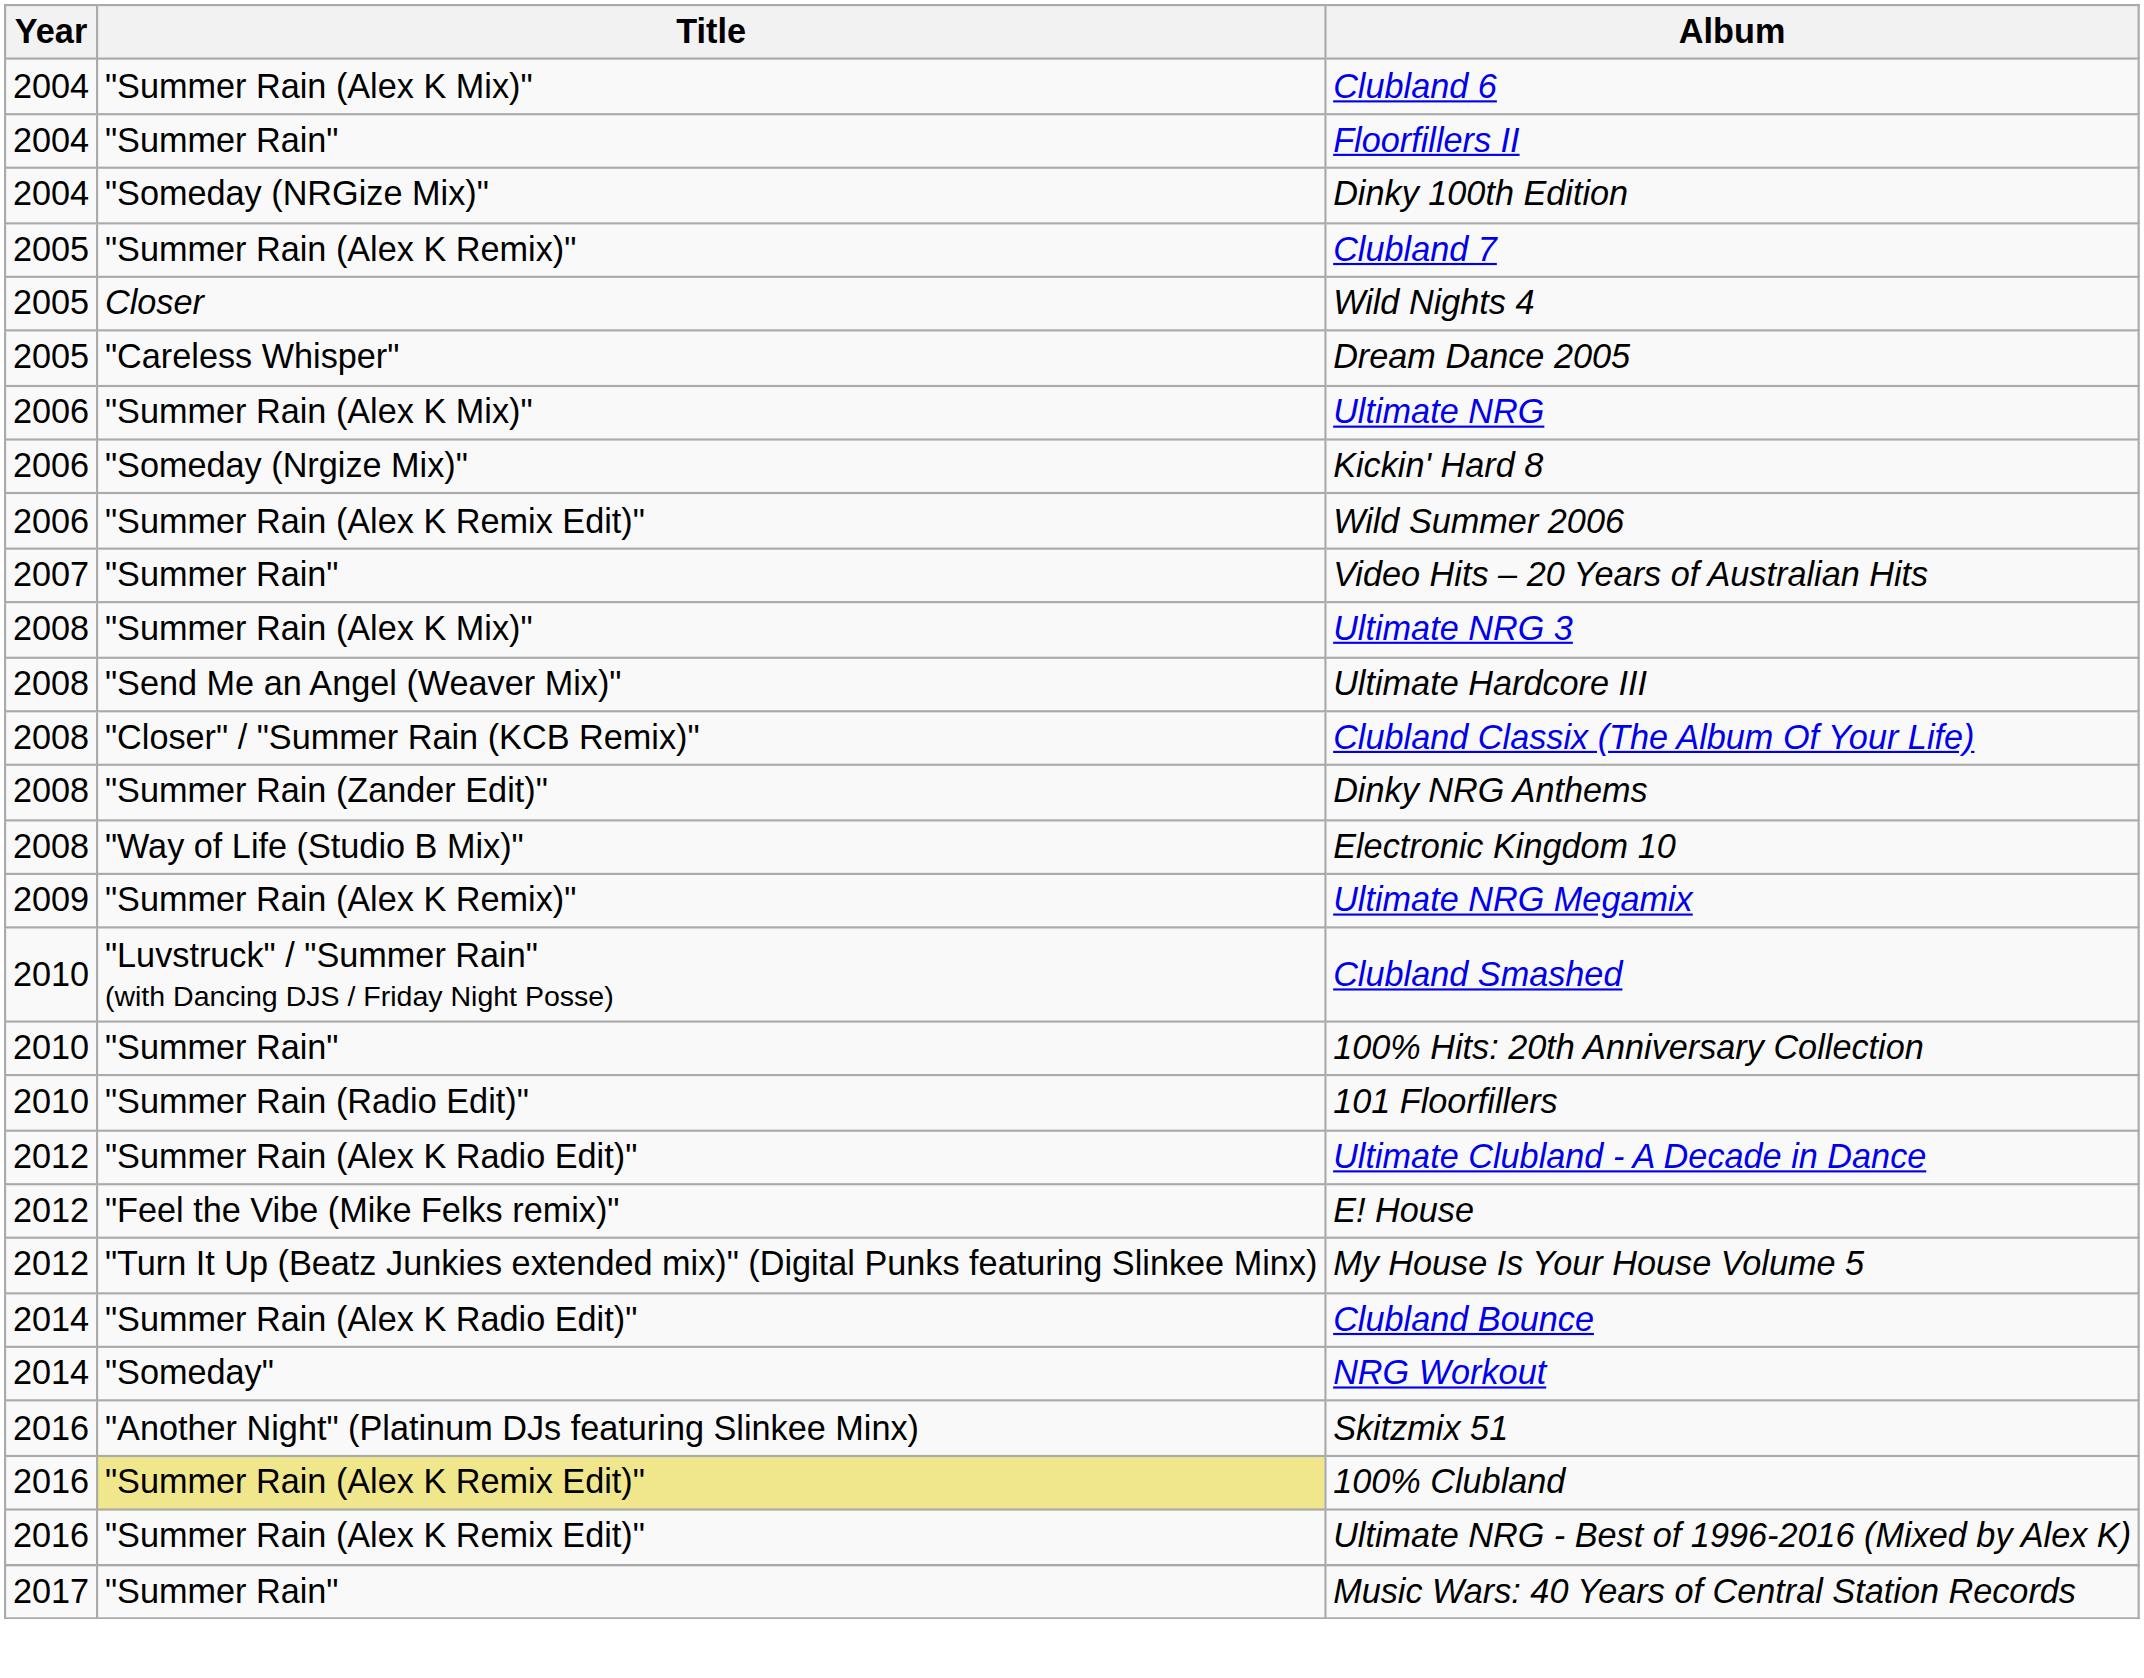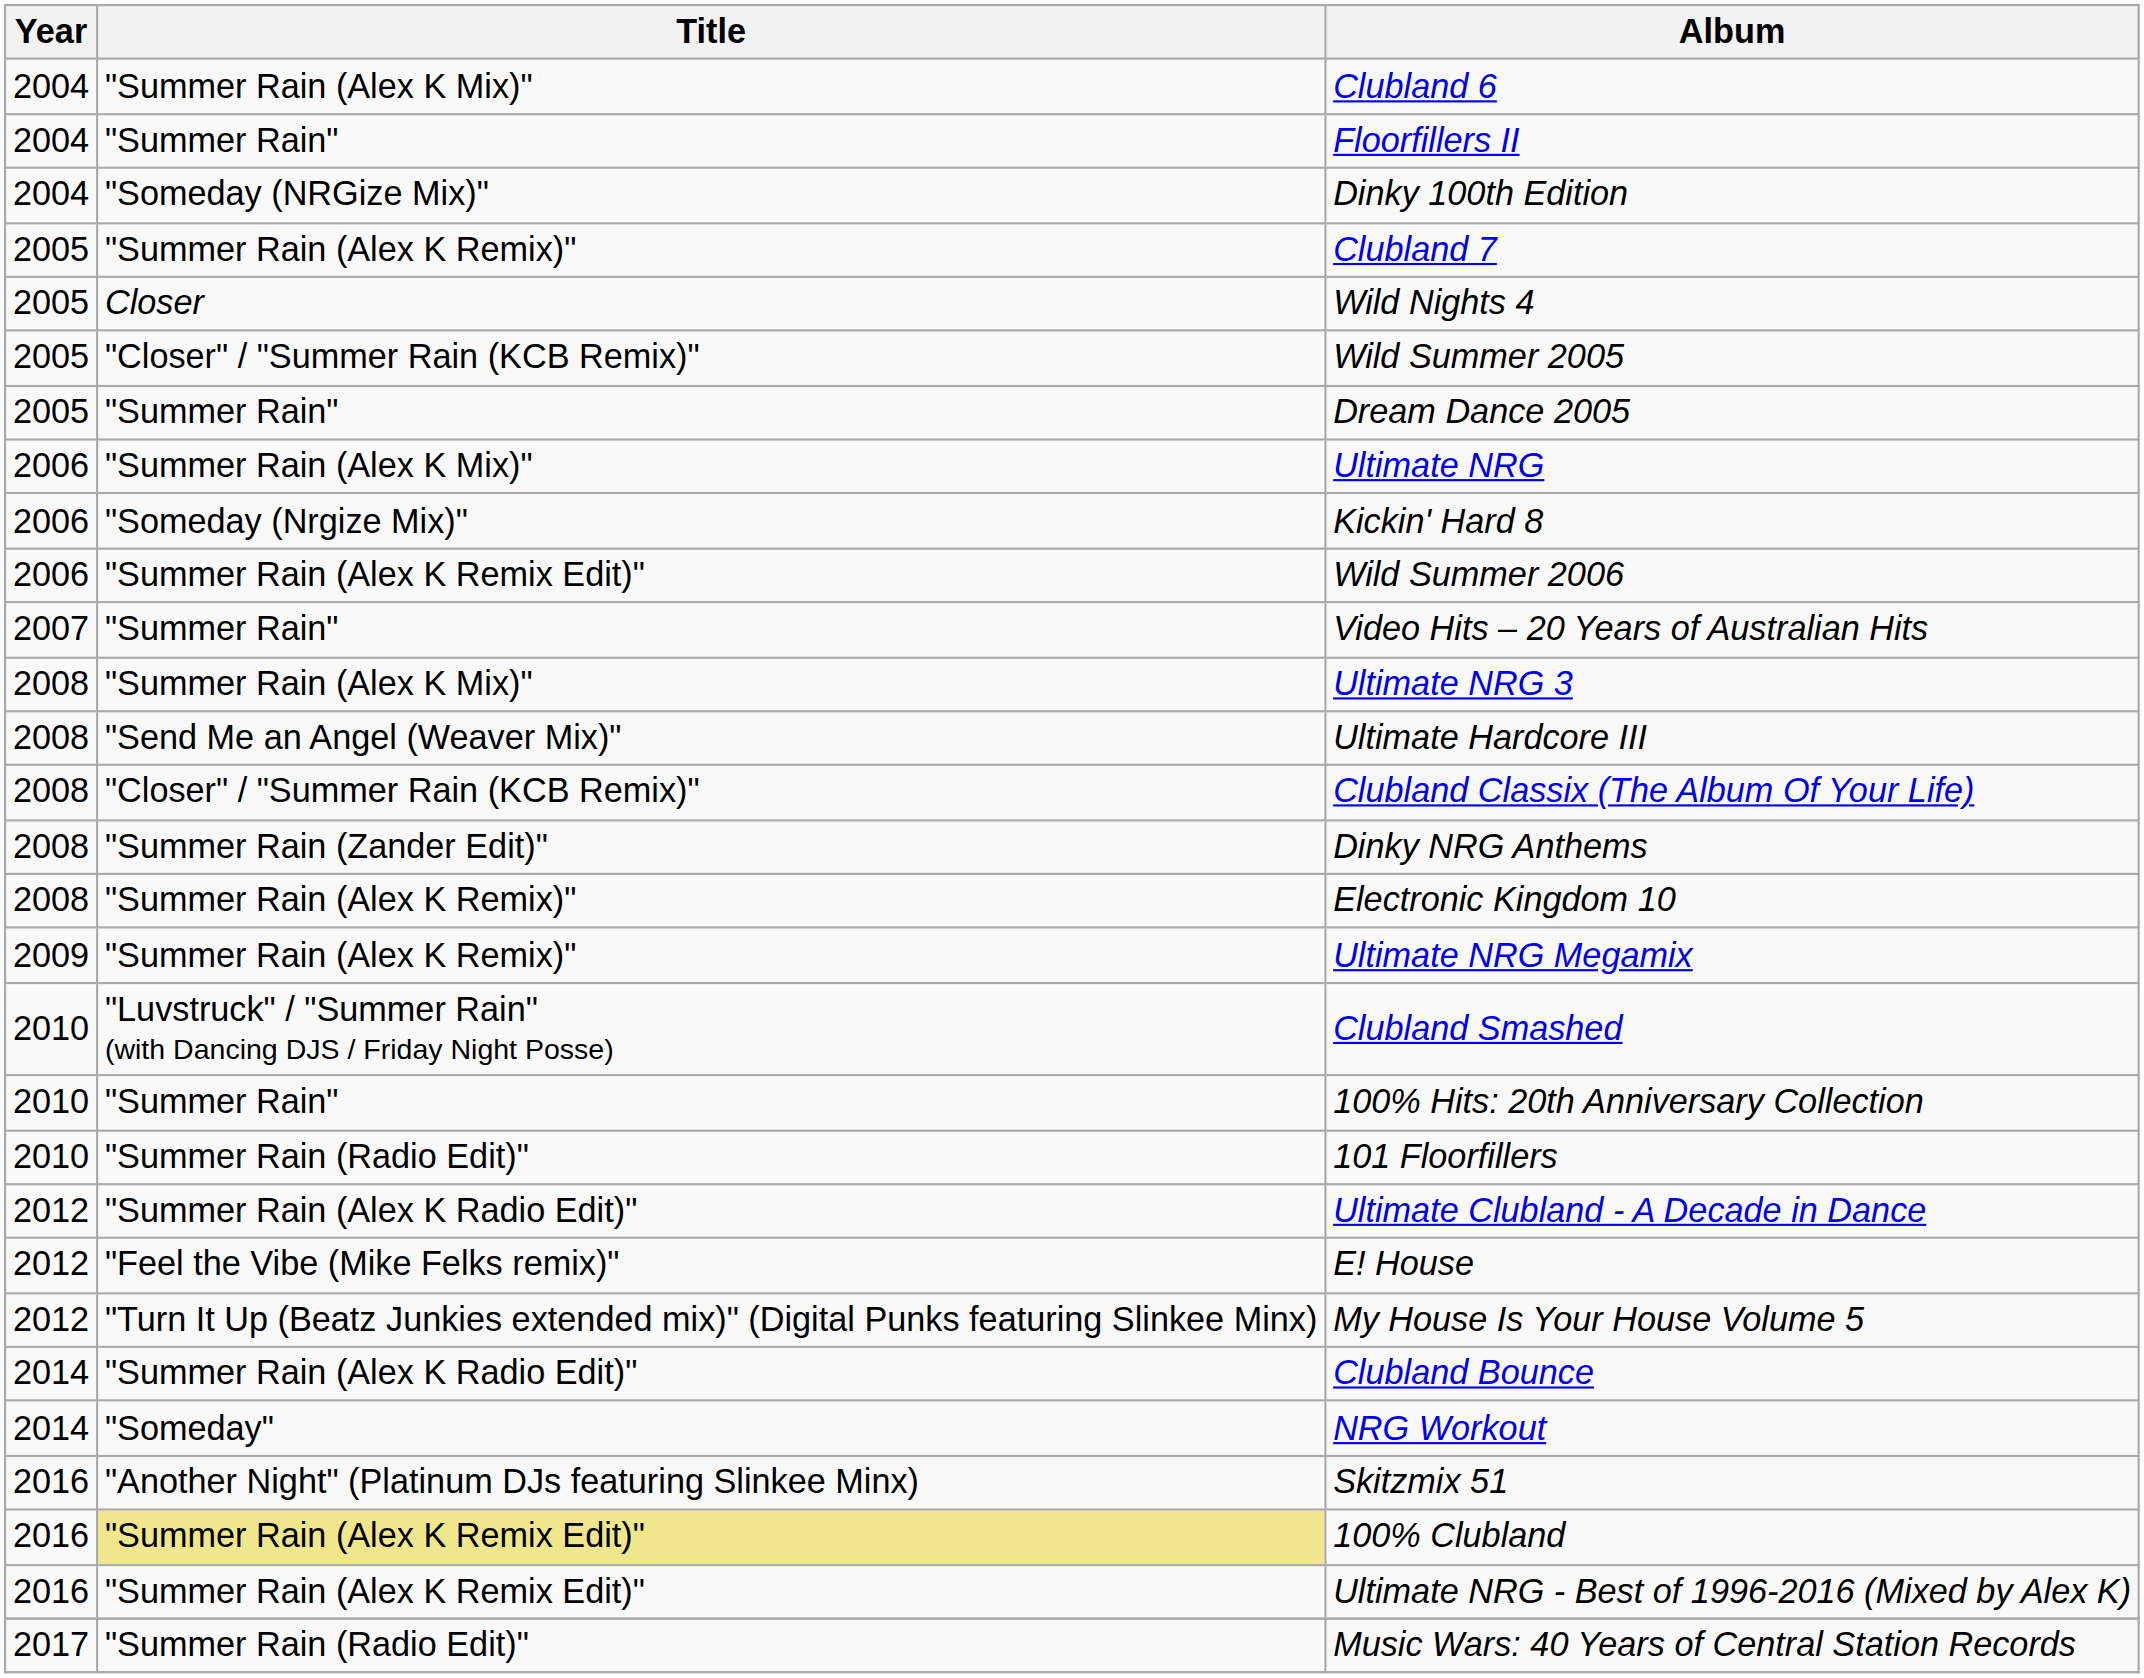+ row: (1479, 357)
(252, 357) "Careless Whisper" -> (222, 411) "Summer Rain"
(314, 846) "Way of Life (Studio B Mix)" -> (341, 900) "Summer Rain (Alex K Remix)"
(222, 1590) "Summer Rain" -> (317, 1644) "Summer Rain (Radio Edit)"
